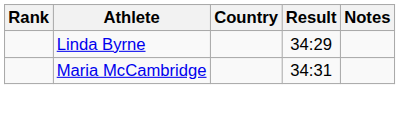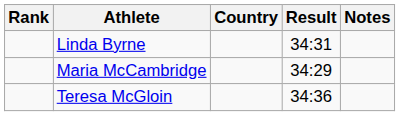(311, 44) 34:29 -> (311, 44) 34:31
(311, 70) 34:31 -> (311, 70) 34:29
+ row: (115, 96)
